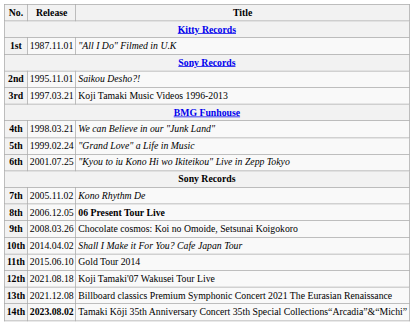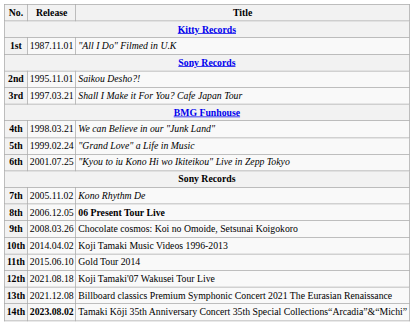(153, 96) Koji Tamaki Music Videos 1996-2013 -> (160, 96) Shall I Make it For You? Cafe Japan Tour
(160, 245) Shall I Make it For You? Cafe Japan Tour -> (153, 245) Koji Tamaki Music Videos 1996-2013
